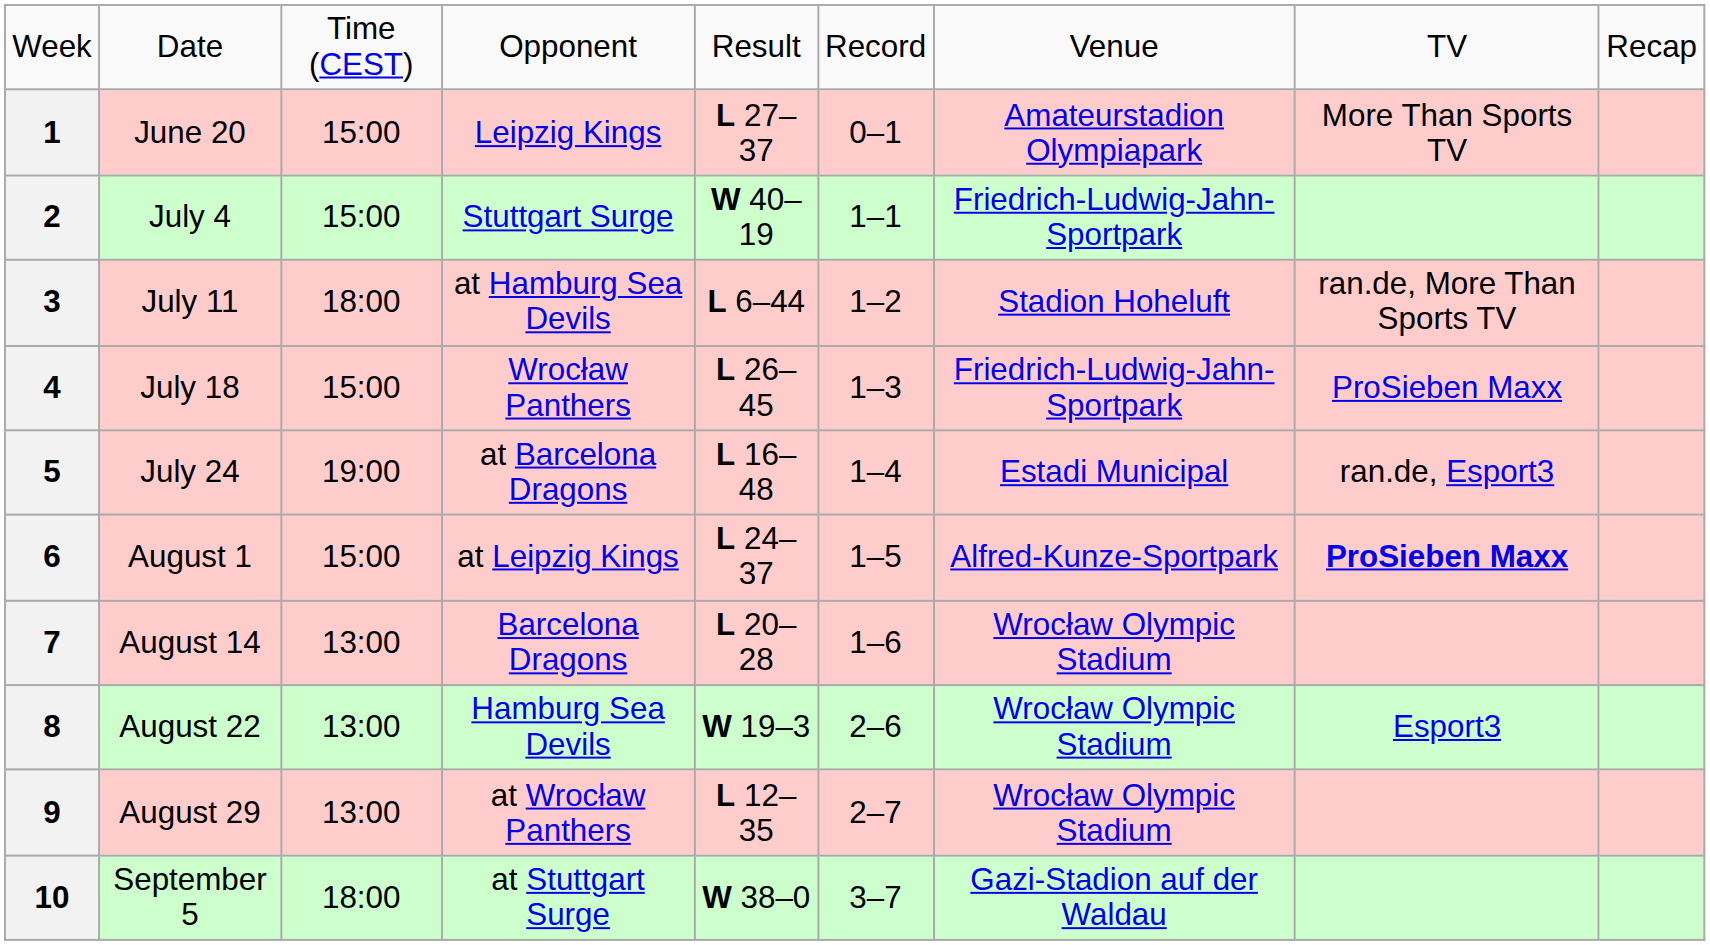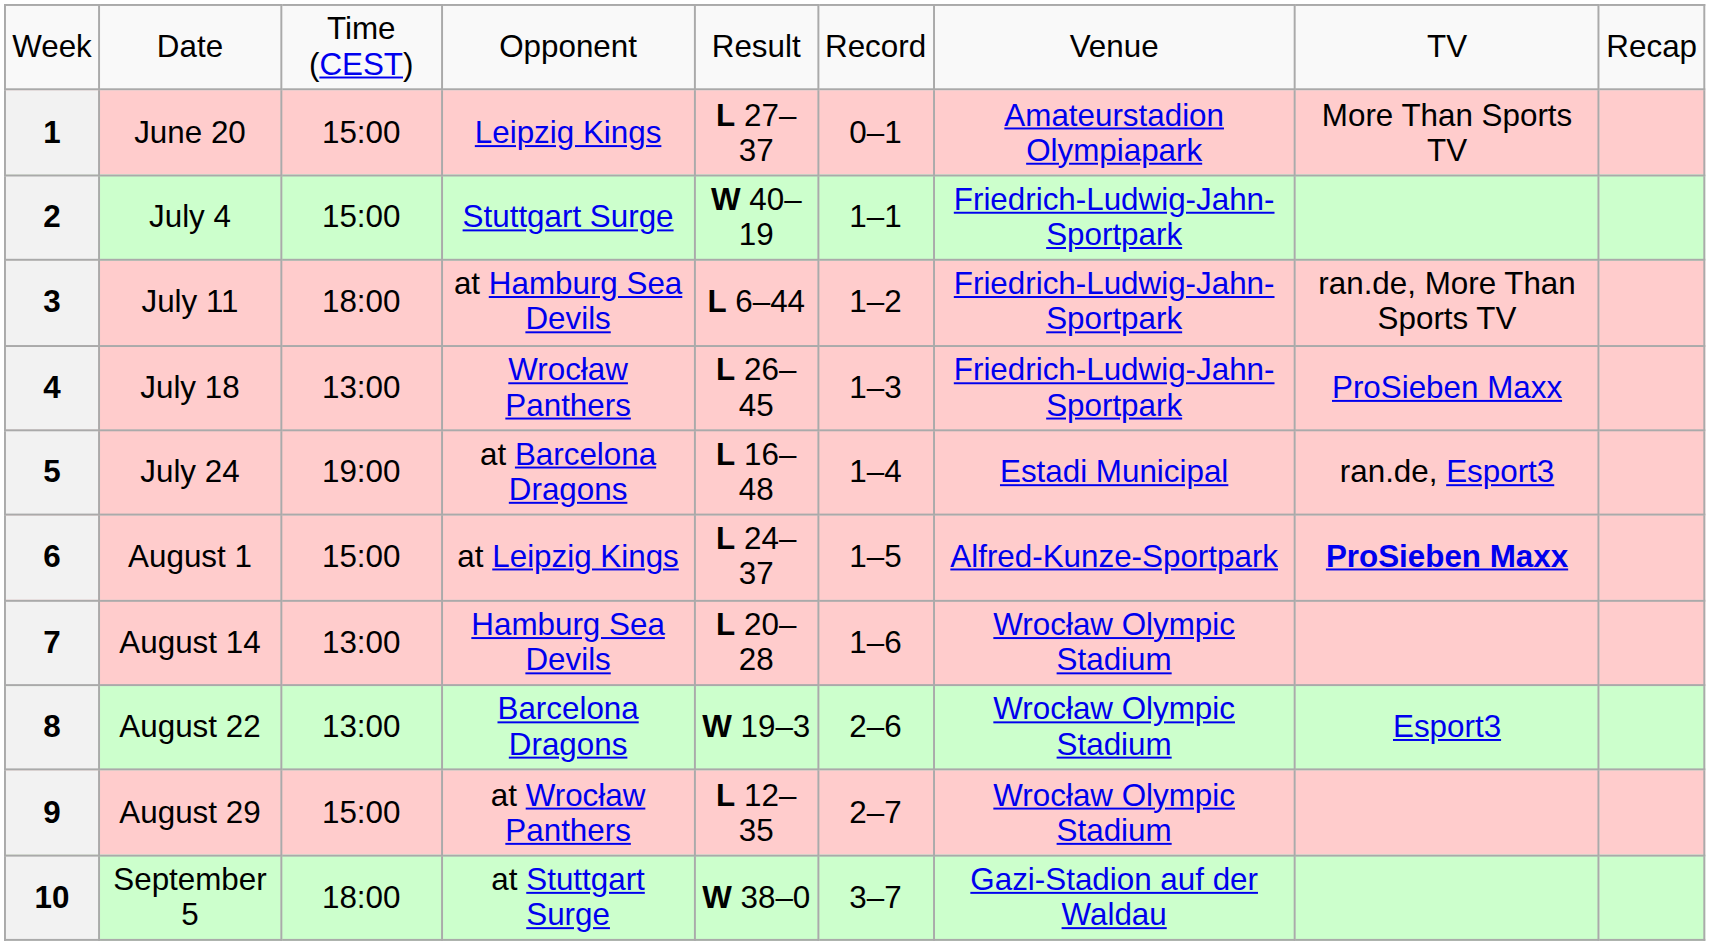(1114, 302) Stadion Hoheluft -> (1114, 302) Friedrich-Ludwig-Jahn-Sportpark
(361, 387) 15:00 -> (361, 387) 13:00
(568, 642) Barcelona Dragons -> (568, 642) Hamburg Sea Devils
(568, 727) Hamburg Sea Devils -> (568, 727) Barcelona Dragons
(361, 812) 13:00 -> (361, 812) 15:00
